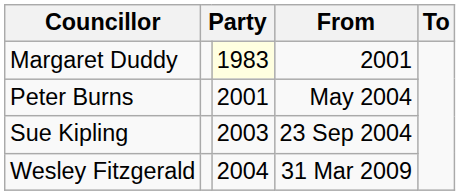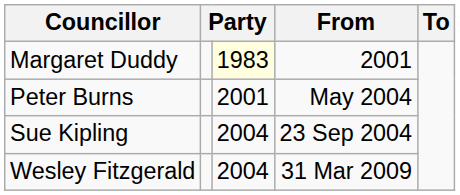(243, 134) 2003 -> (243, 134) 2004
